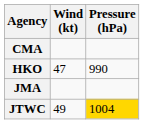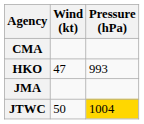(98, 68) 990 -> (98, 68) 993
(59, 108) 49 -> (59, 108) 50
